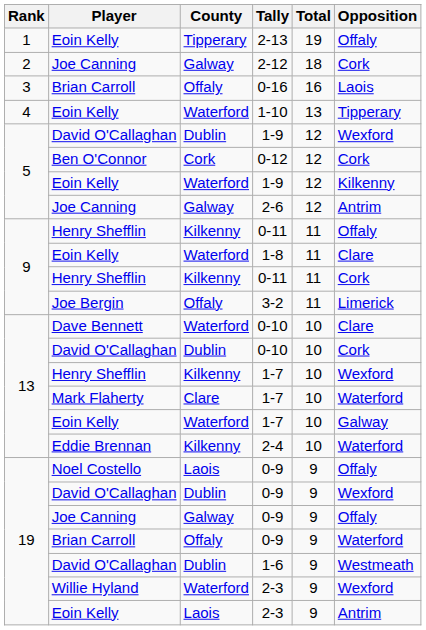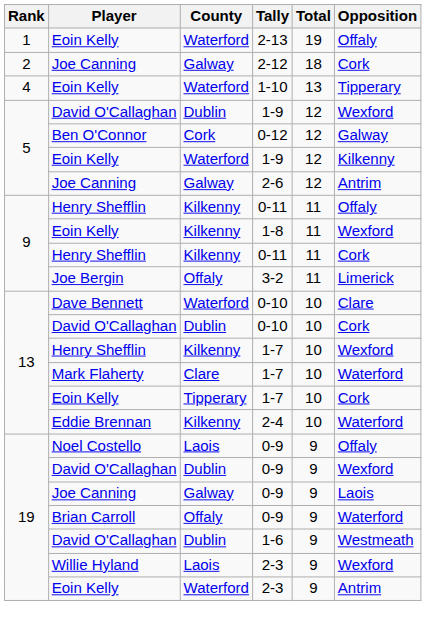(215, 40) Tipperary -> (216, 40) Waterford
- row: (93, 87)
(354, 159) Cork -> (363, 135) Galway
(216, 254) Waterford -> (212, 231) Kilkenny
(356, 254) Clare -> (366, 231) Wexford
(216, 421) Waterford -> (215, 398) Tipperary
(363, 421) Galway -> (354, 398) Cork
(357, 517) Offaly -> (356, 493) Laois
(216, 588) Waterford -> (201, 565) Laois
(201, 612) Laois -> (216, 588) Waterford
